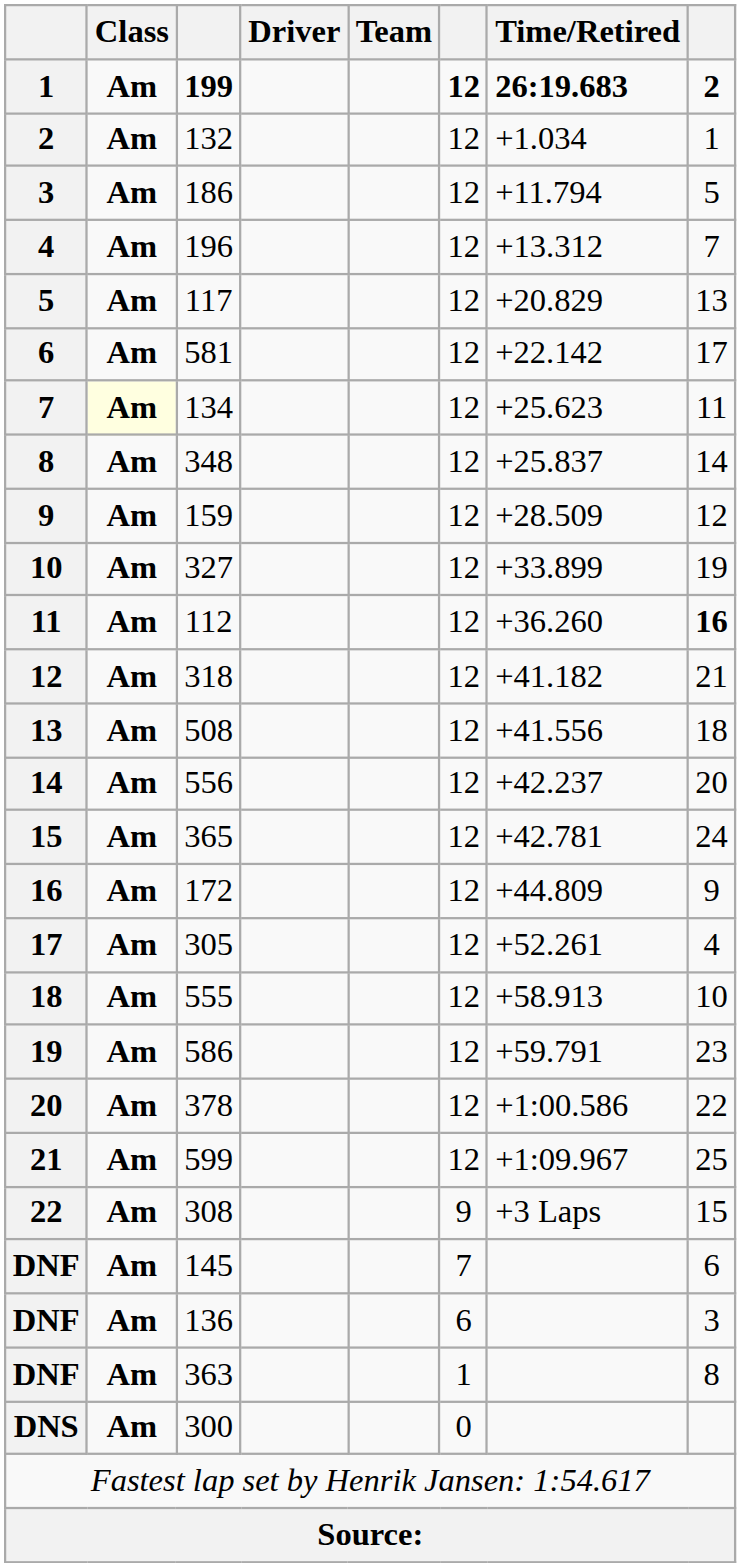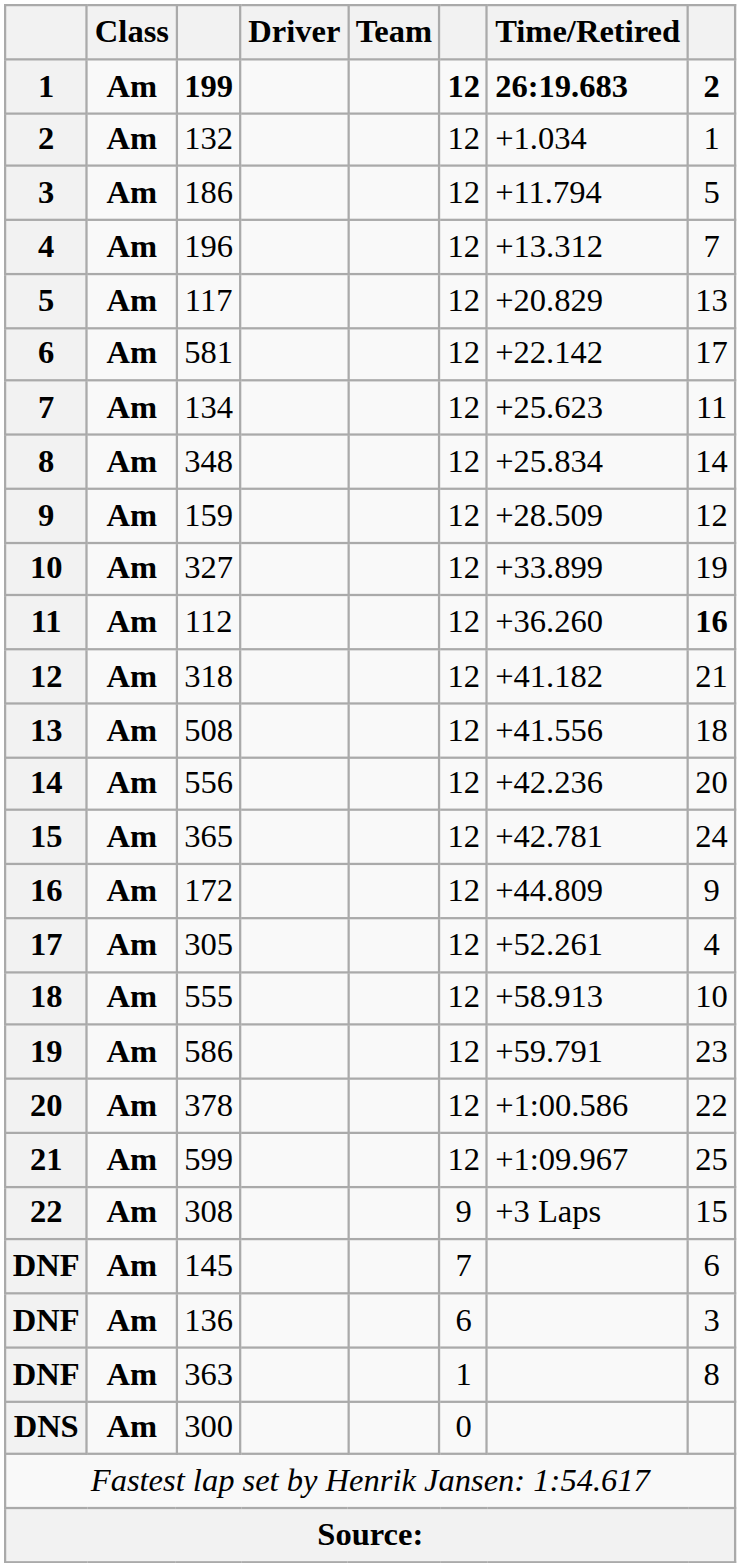(132, 407) lightyellow background -> (132, 407) no background
(549, 461) +25.837 -> (549, 461) +25.834
(549, 783) +42.237 -> (549, 783) +42.236
